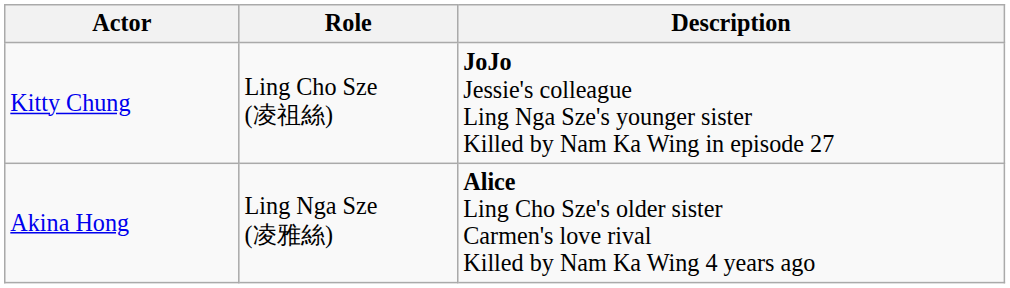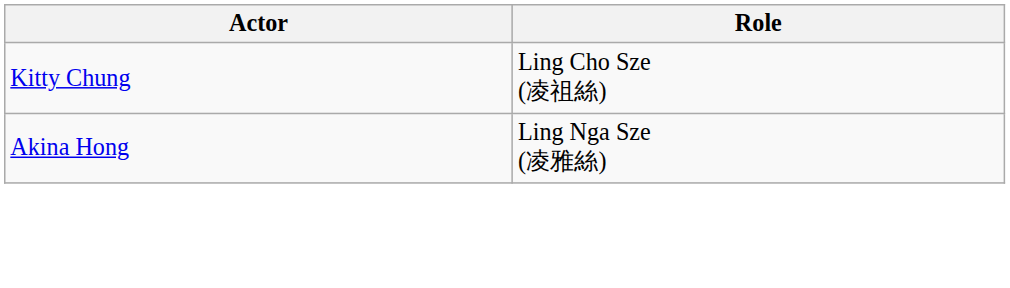- column: (731, 23)
